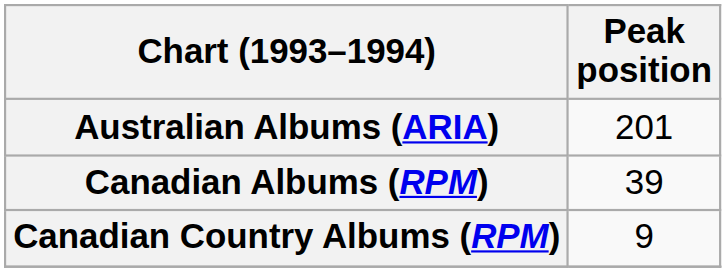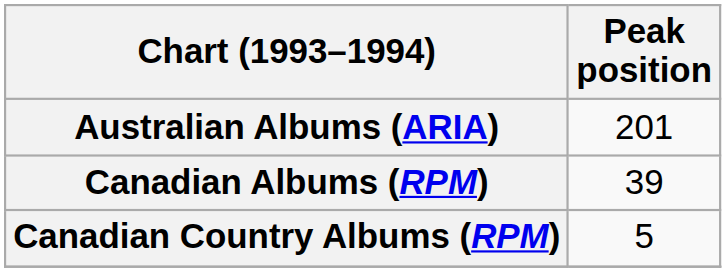(644, 237) 9 -> (644, 237) 5
